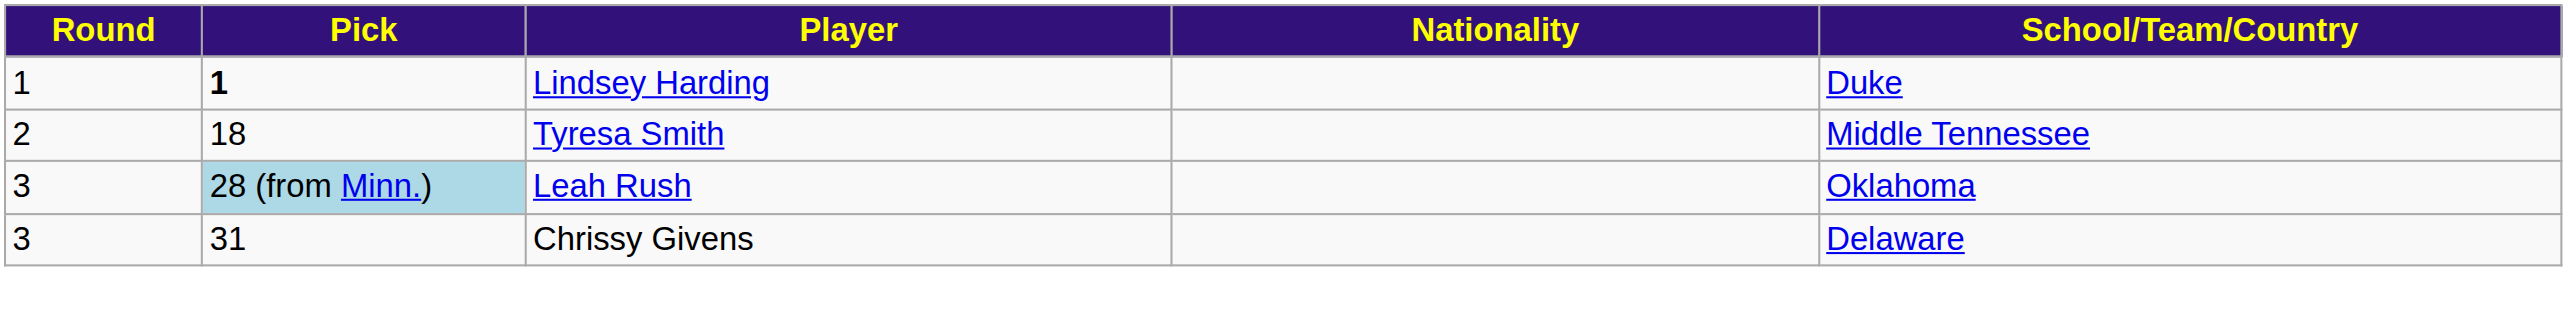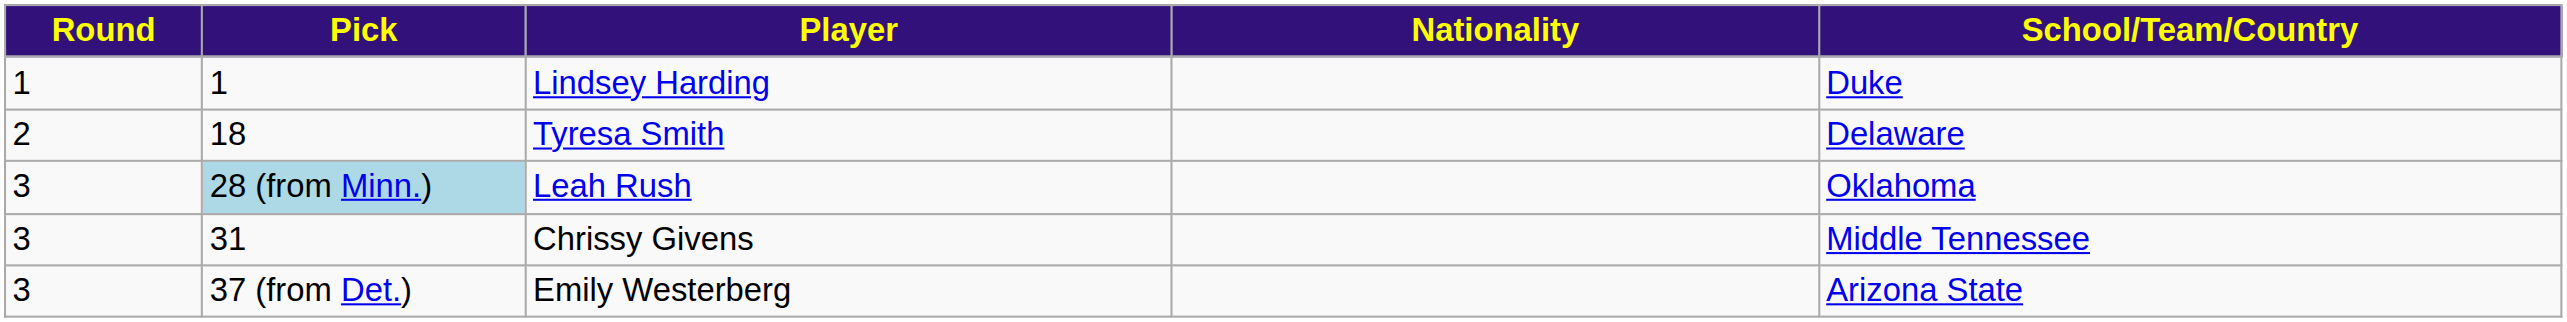(219, 82) bold -> (219, 82) normal
(1958, 134) Middle Tennessee -> (1895, 134) Delaware
(1895, 238) Delaware -> (1958, 238) Middle Tennessee
+ row: (662, 290)
